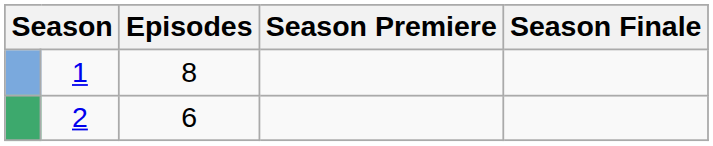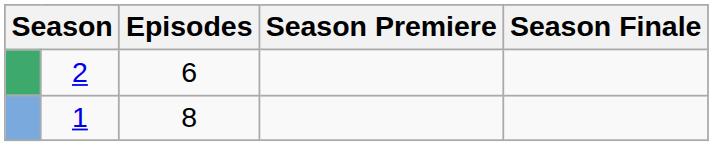rows swapped: (80, 72) <-> (80, 117)
